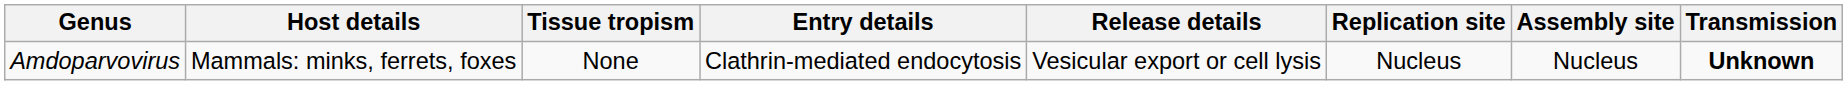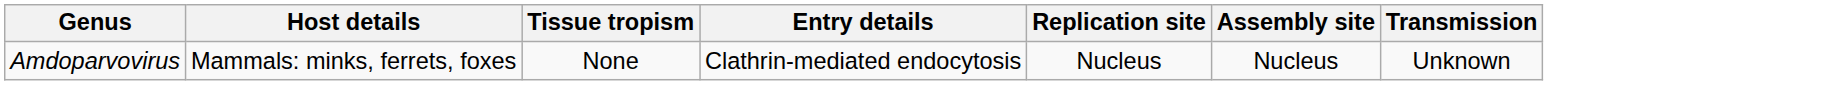- column: (1177, 23)
(1761, 60) bold -> (1462, 60) normal
